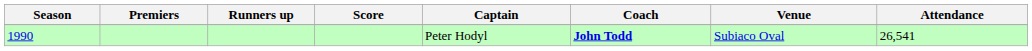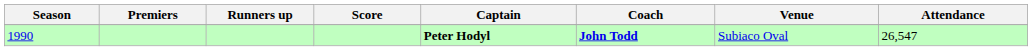(456, 35) normal -> (457, 35) bold
(897, 35) 26,541 -> (899, 35) 26,547
